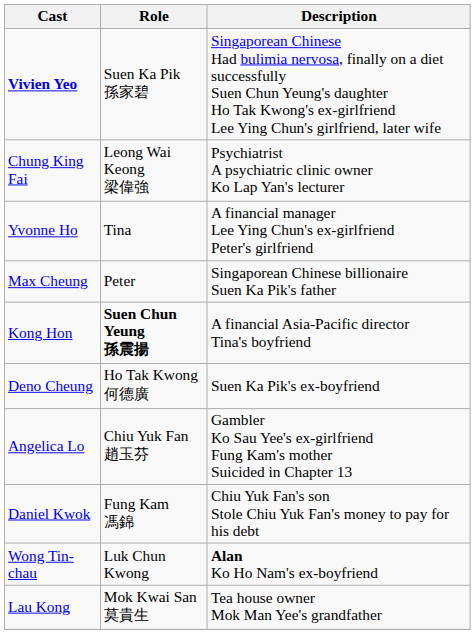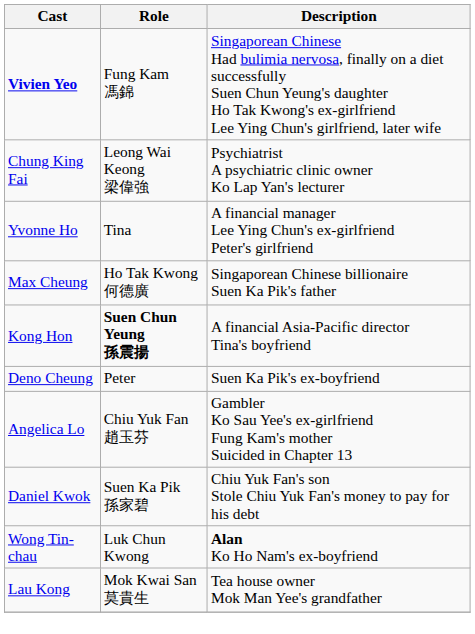(142, 83) Suen Ka Pik 孫家碧 -> (136, 83) Fung Kam 馮錦
(120, 281) Peter -> (151, 281) Ho Tak Kwong 何德廣
(151, 385) Ho Tak Kwong 何德廣 -> (120, 378) Peter
(136, 512) Fung Kam 馮錦 -> (142, 495) Suen Ka Pik 孫家碧
